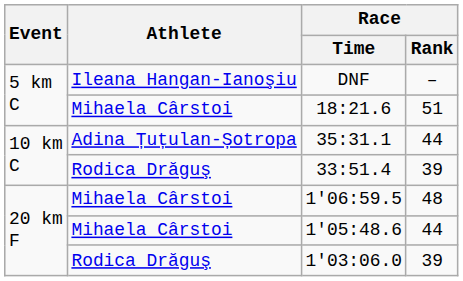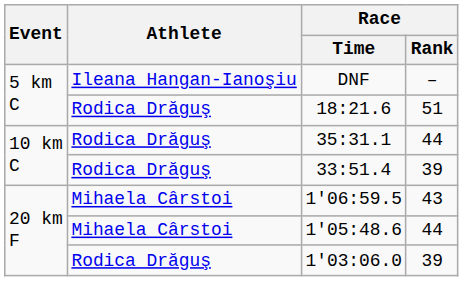(152, 110) Mihaela Cârstoi -> (141, 110) Rodica Drăguş
(184, 140) Adina Țuțulan-Șotropa -> (141, 140) Rodica Drăguş
(432, 200) 48 -> (432, 200) 43
